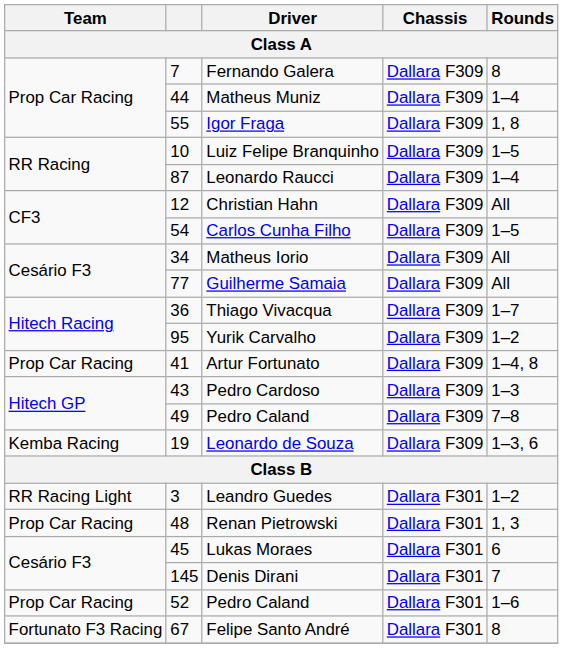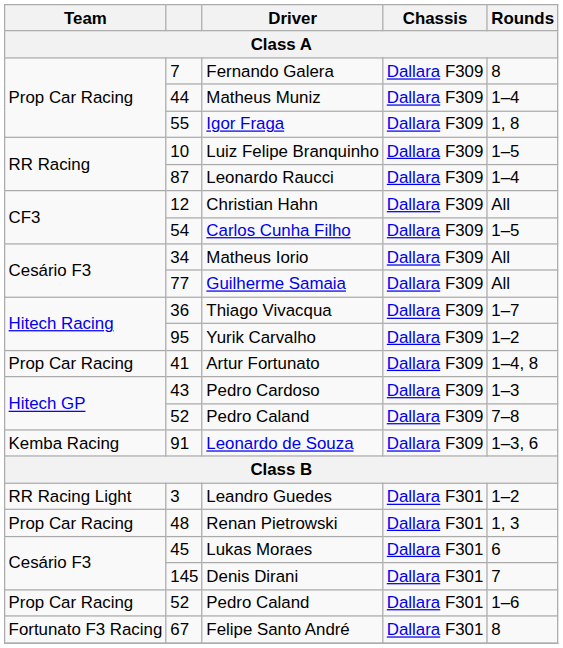(180, 416) 49 -> (180, 416) 52
(180, 443) 19 -> (180, 443) 91
